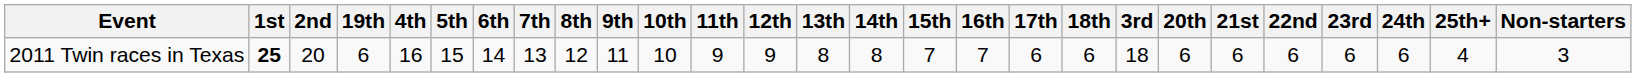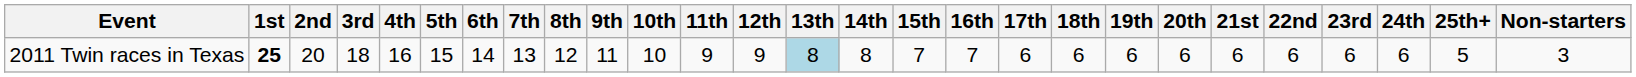columns swapped: (1137, 21) <-> (363, 21)
(823, 54) no background -> (813, 54) lightblue background
(1463, 54) 4 -> (1463, 54) 5
